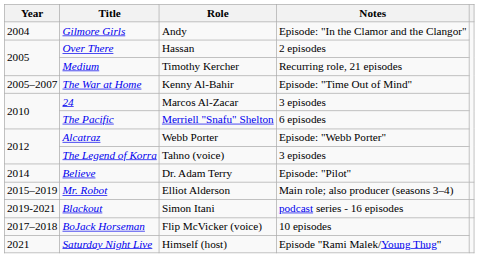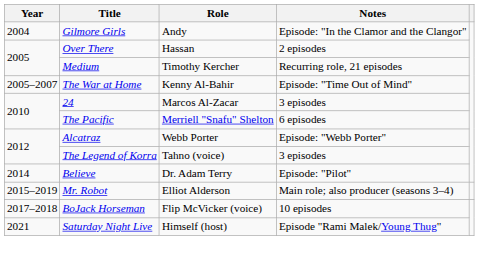- row: (82, 208)
